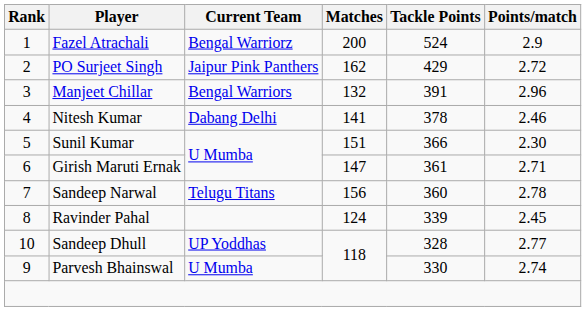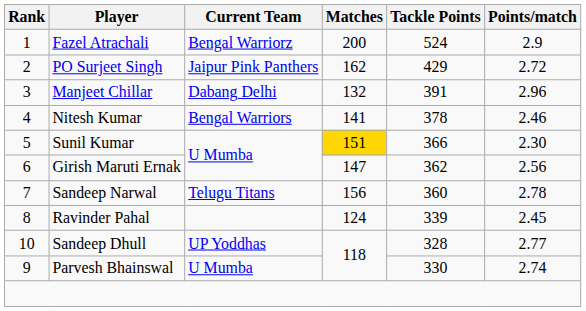(240, 92) Bengal Warriors -> (232, 92) Dabang Delhi
(232, 117) Dabang Delhi -> (240, 117) Bengal Warriors
(354, 142) no background -> (354, 142) gold background
(435, 167) 361 -> (435, 167) 362
(532, 167) 2.71 -> (532, 167) 2.56
